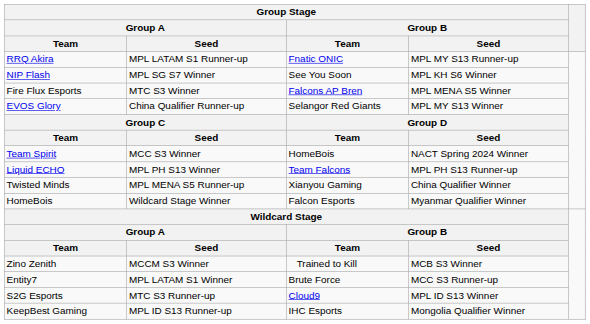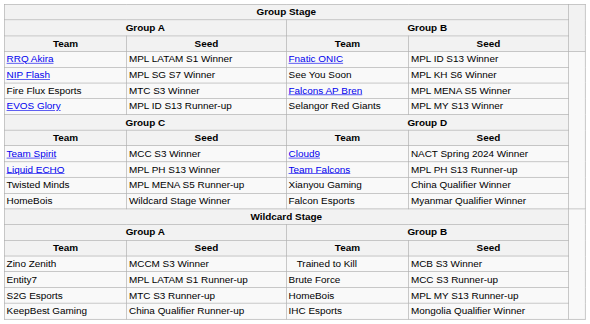(188, 59) MPL LATAM S1 Runner-up -> (181, 59) MPL LATAM S1 Winner
(465, 59) MPL MY S13 Runner-up -> (455, 59) MPL ID S13 Winner
(187, 106) China Qualifier Runner-up -> (180, 106) MPL ID S13 Runner-up
(311, 153) HomeBois -> (304, 153) Cloud9
(181, 279) MPL LATAM S1 Winner -> (188, 279) MPL LATAM S1 Runner-up
(304, 295) Cloud9 -> (311, 295) HomeBois
(455, 295) MPL ID S13 Winner -> (465, 295) MPL MY S13 Runner-up
(180, 311) MPL ID S13 Runner-up -> (187, 311) China Qualifier Runner-up
